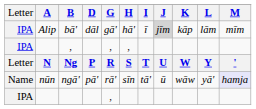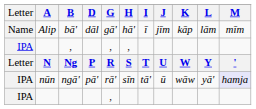(25, 29) IPA -> (21, 29) Name
(163, 29) lightgrey background -> (163, 29) no background
(21, 79) Name -> (25, 79) IPA
